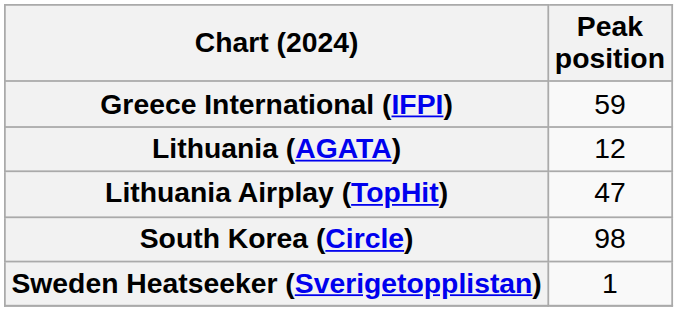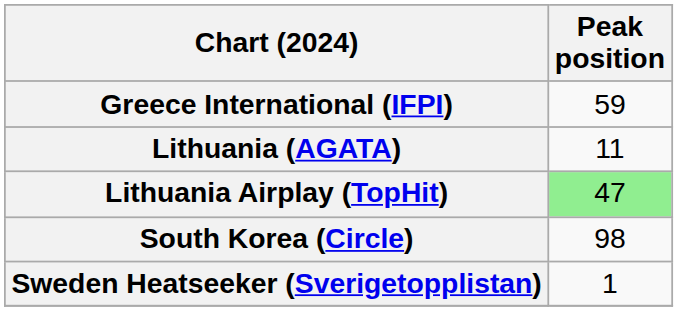(610, 148) 12 -> (610, 148) 11
(610, 193) no background -> (610, 193) lightgreen background
